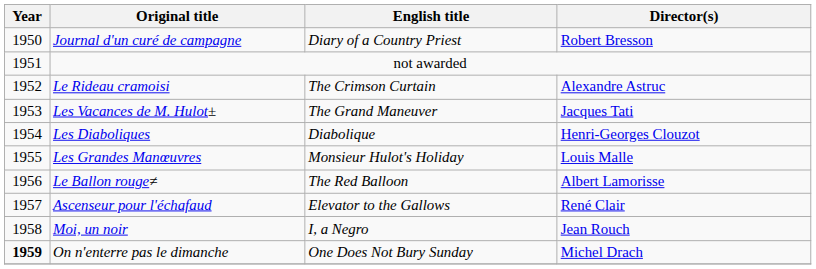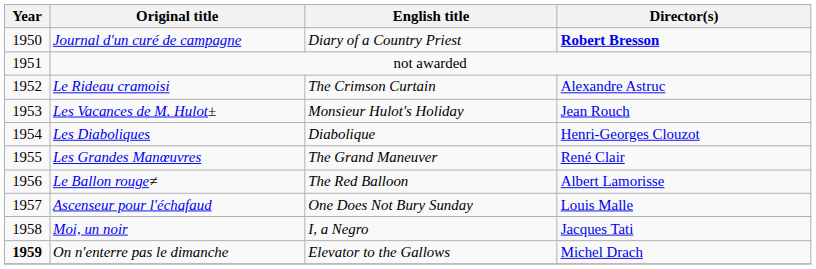(607, 39) normal -> (610, 39) bold
(373, 110) The Grand Maneuver -> (386, 110) Monsieur Hulot's Holiday
(597, 110) Jacques Tati -> (595, 110) Jean Rouch
(386, 157) Monsieur Hulot's Holiday -> (373, 157) The Grand Maneuver
(597, 157) Louis Malle -> (593, 157) René Clair
(379, 205) Elevator to the Gallows -> (391, 205) One Does Not Bury Sunday
(593, 205) René Clair -> (597, 205) Louis Malle
(595, 228) Jean Rouch -> (597, 228) Jacques Tati
(391, 252) One Does Not Bury Sunday -> (379, 252) Elevator to the Gallows
